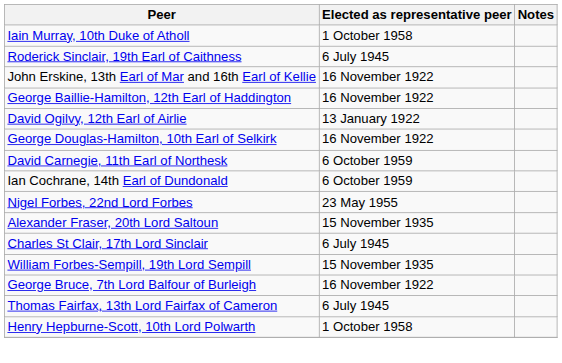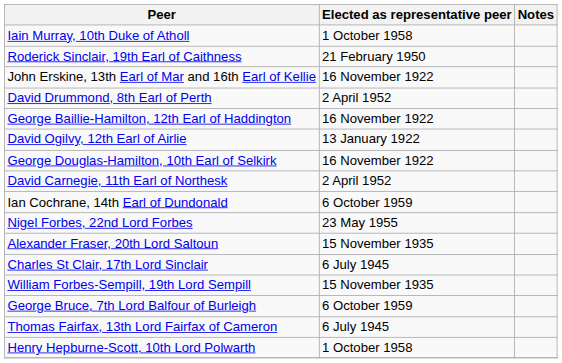(356, 56) 6 July 1945 -> (374, 56) 21 February 1950
+ row: (110, 98)
(367, 160) 6 October 1959 -> (357, 181) 2 April 1952
(378, 285) 16 November 1922 -> (367, 306) 6 October 1959
